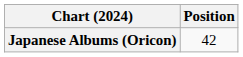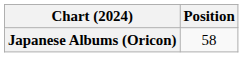(209, 39) 42 -> (209, 39) 58
